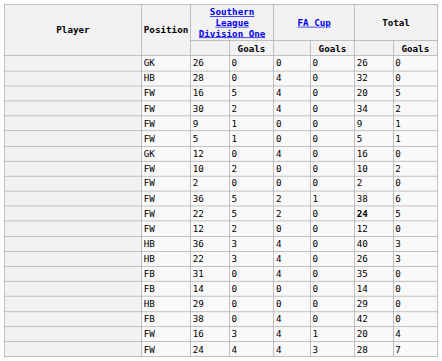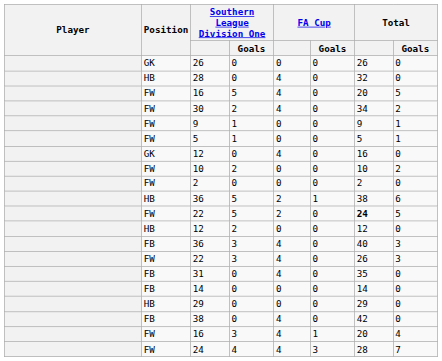(149, 199) FW -> (149, 199) HB
(149, 229) FW -> (149, 229) HB
(149, 244) HB -> (149, 244) FB
(149, 259) HB -> (149, 259) FW
